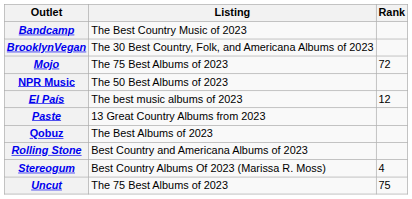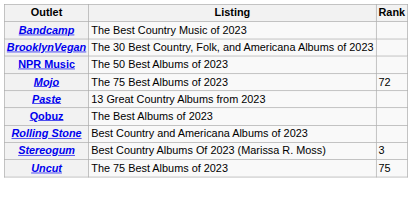rows swapped: (47, 64) <-> (47, 82)
- row: (47, 99)
(382, 168) 4 -> (382, 151) 3
